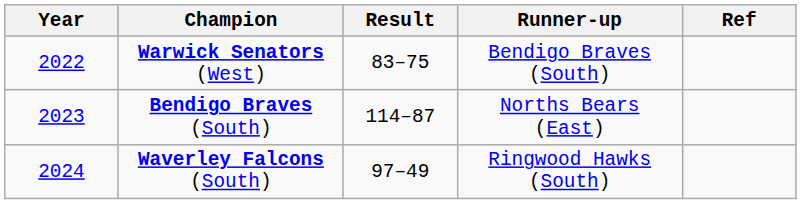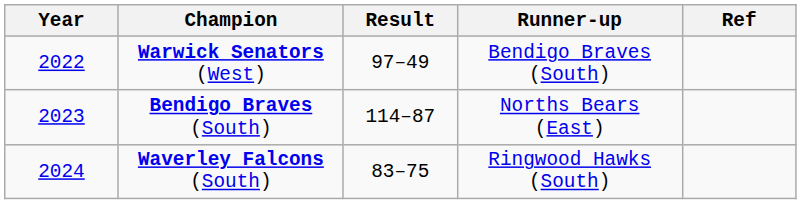(400, 63) 83–75 -> (400, 63) 97–49
(400, 171) 97–49 -> (400, 171) 83–75
